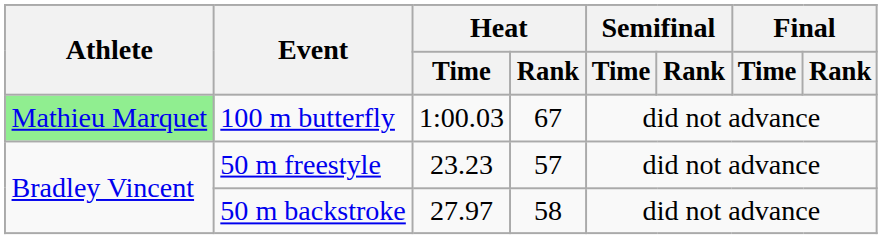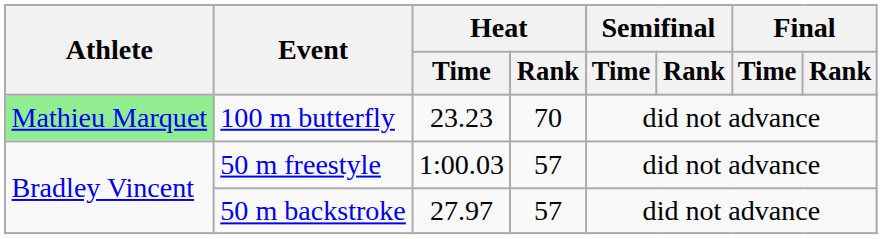(461, 118) 1:00.03 -> (461, 118) 23.23
(548, 118) 67 -> (548, 118) 70
(461, 164) 23.23 -> (461, 164) 1:00.03
(548, 210) 58 -> (548, 210) 57
